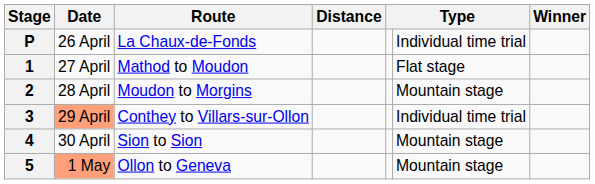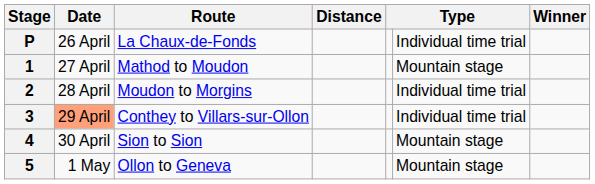(430, 66) Flat stage -> (450, 66) Mountain stage
(450, 91) Mountain stage -> (461, 91) Individual time trial
(89, 166) lightsalmon background -> (89, 166) no background
